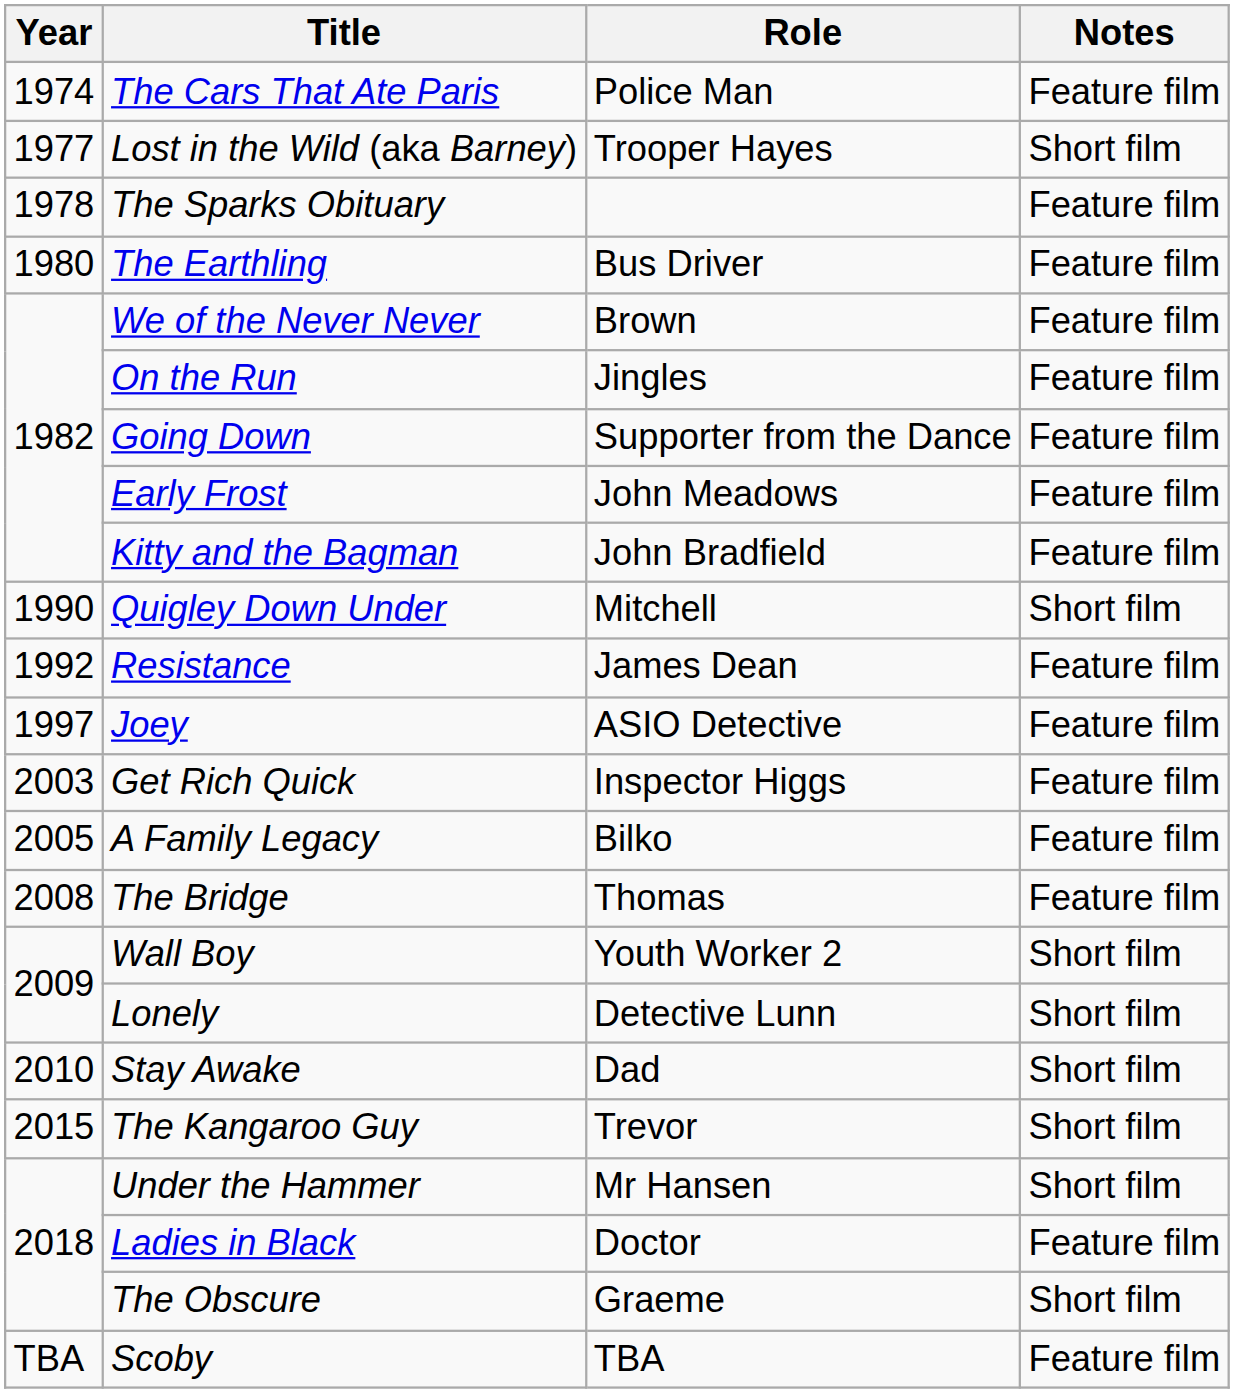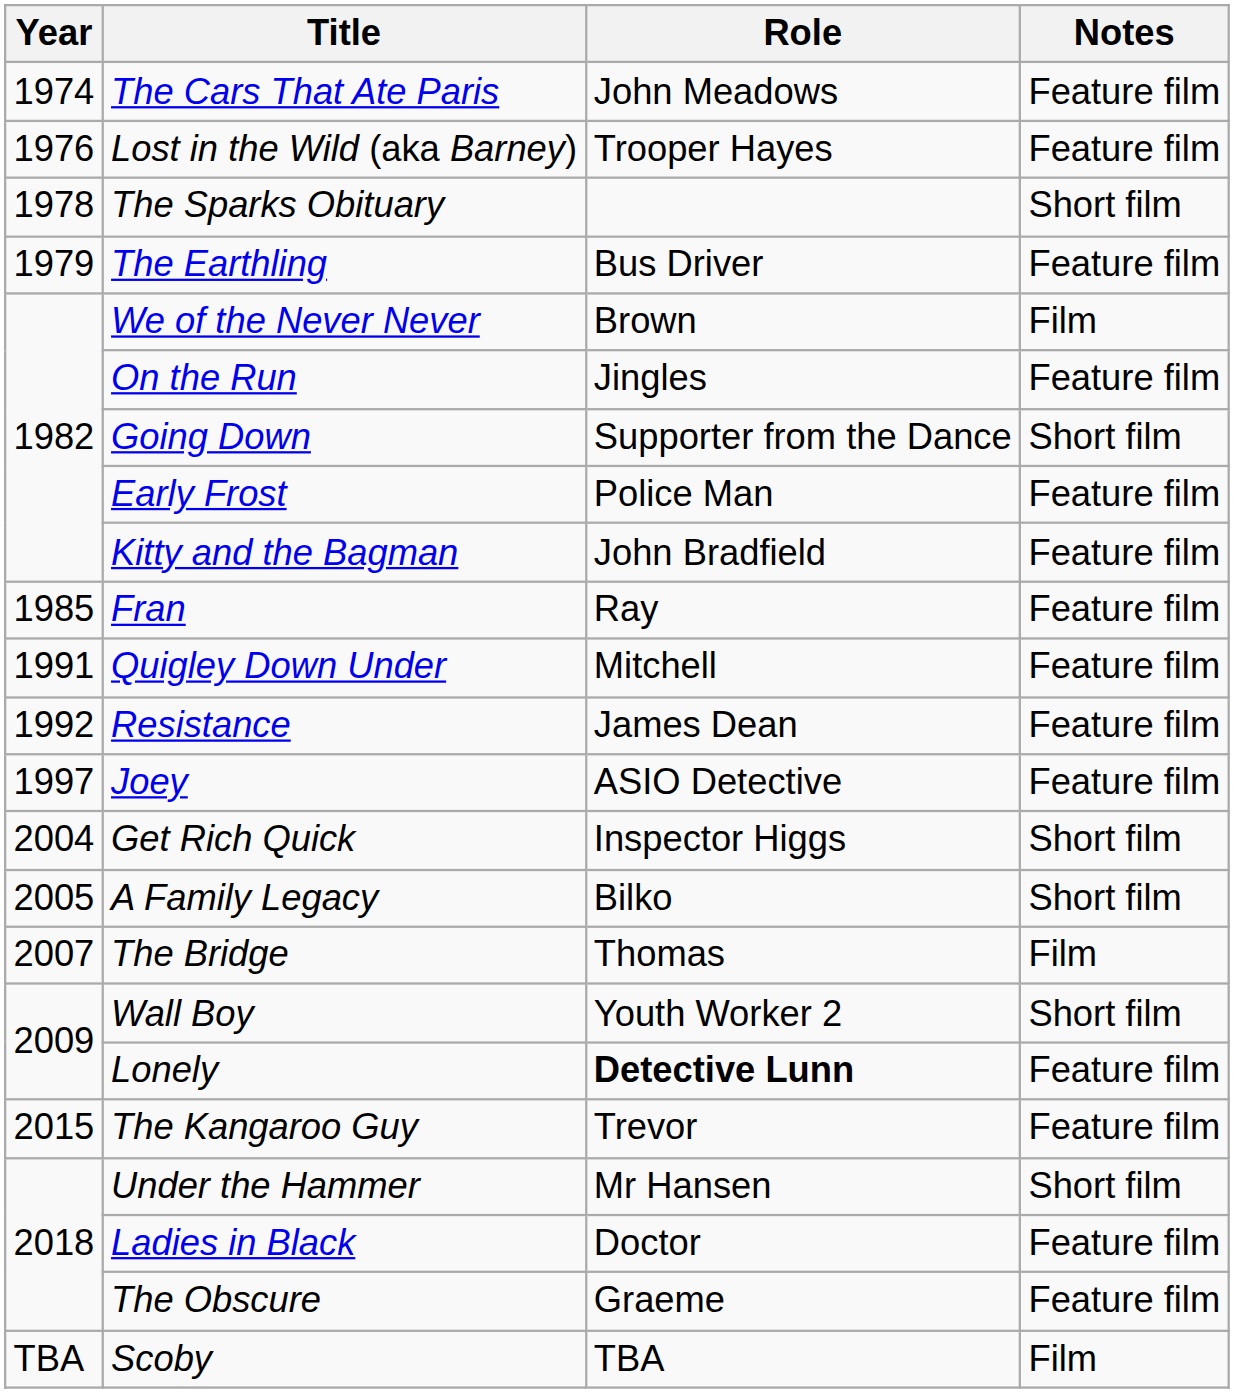(684, 90) Police Man -> (716, 90) John Meadows
(54, 148) 1977 -> (54, 148) 1976
(1105, 148) Short film -> (1124, 148) Feature film
(1124, 206) Feature film -> (1105, 206) Short film
(54, 263) 1980 -> (54, 263) 1979
(1124, 321) Feature film -> (1063, 321) Film
(1124, 436) Feature film -> (1105, 436) Short film
(716, 494) John Meadows -> (684, 494) Police Man
+ row: (148, 609)
(54, 609) 1990 -> (54, 666) 1991
(1105, 609) Short film -> (1124, 666) Feature film
(54, 782) 2003 -> (54, 839) 2004
(1124, 782) Feature film -> (1105, 839) Short film
(1124, 839) Feature film -> (1105, 897) Short film
(54, 897) 2008 -> (54, 954) 2007
(1124, 897) Feature film -> (1063, 954) Film
(715, 1012) normal -> (724, 1070) bold
(1105, 1012) Short film -> (1124, 1070) Feature film
- row: (206, 1070)
(1105, 1127) Short film -> (1124, 1127) Feature film
(1105, 1300) Short film -> (1124, 1300) Feature film
(1124, 1358) Feature film -> (1063, 1358) Film
